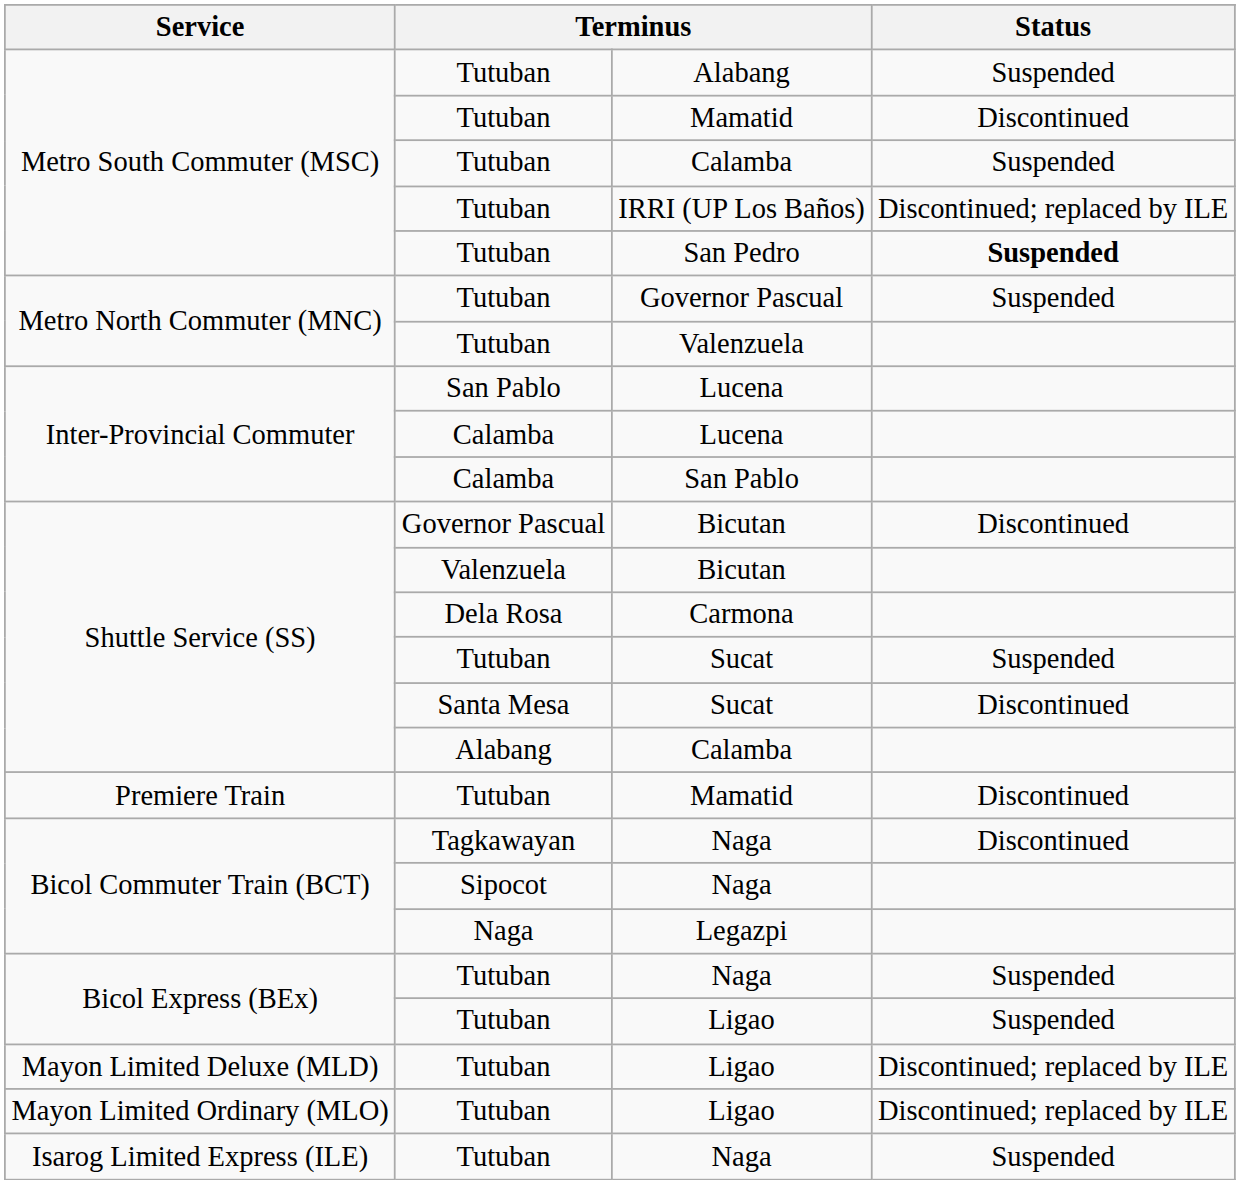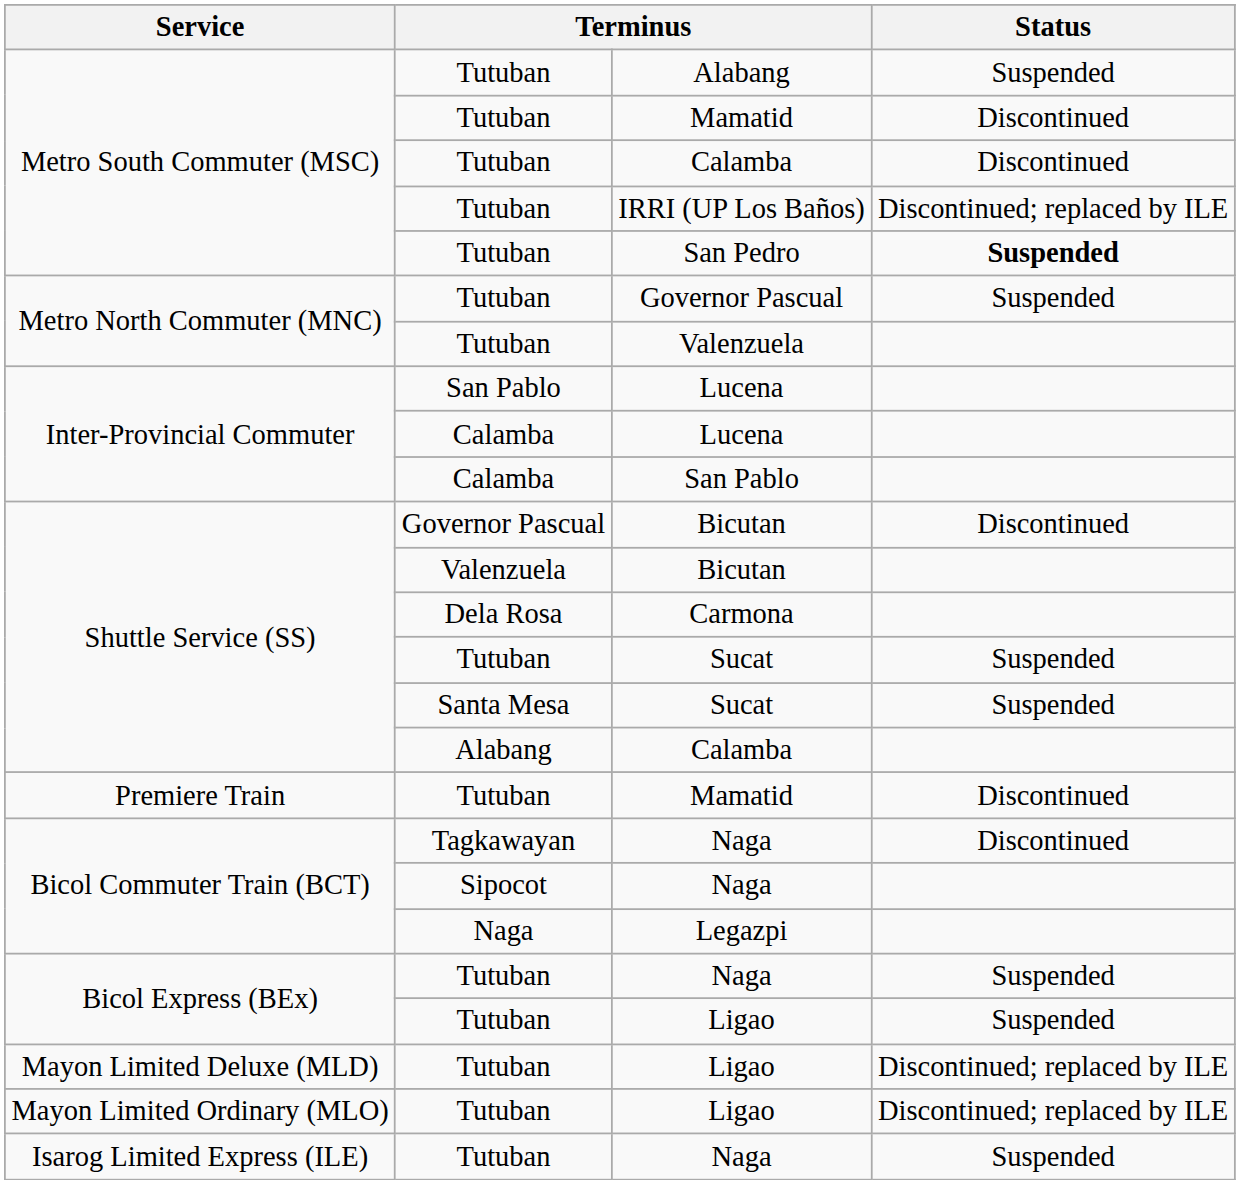(1053, 162) Suspended -> (1053, 162) Discontinued
(1053, 704) Discontinued -> (1053, 704) Suspended
